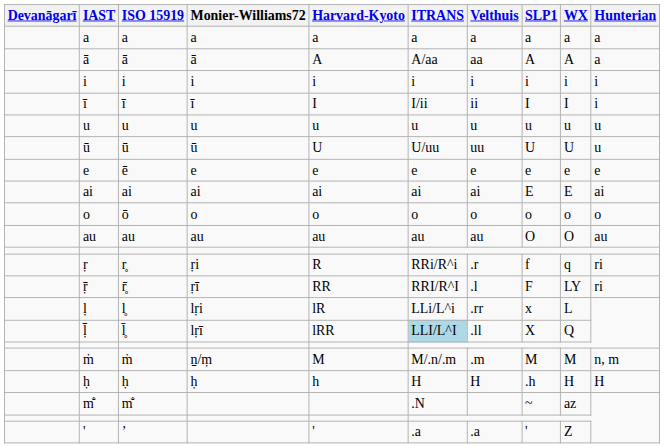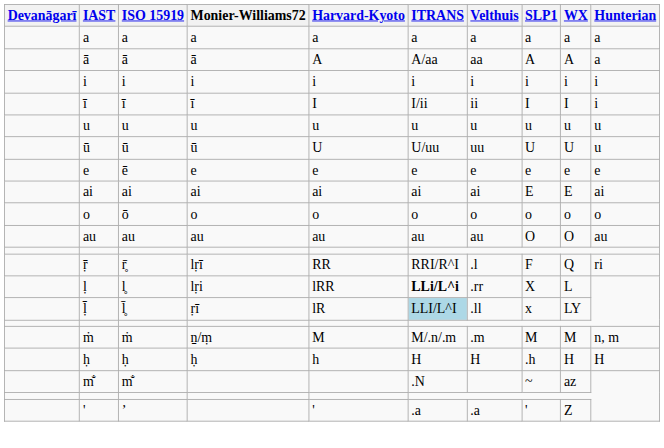- row: (85, 264)
(195, 286) ṛī -> (197, 264) lṛī
(572, 286) LY -> (569, 264) Q
(319, 308) lR -> (323, 286) lRR
(433, 308) normal -> (435, 286) bold
(528, 308) x -> (530, 286) X
(197, 331) lṛī -> (195, 308) ṛī
(323, 331) lRR -> (319, 308) lR
(530, 331) X -> (528, 308) x
(569, 331) Q -> (572, 308) LY
